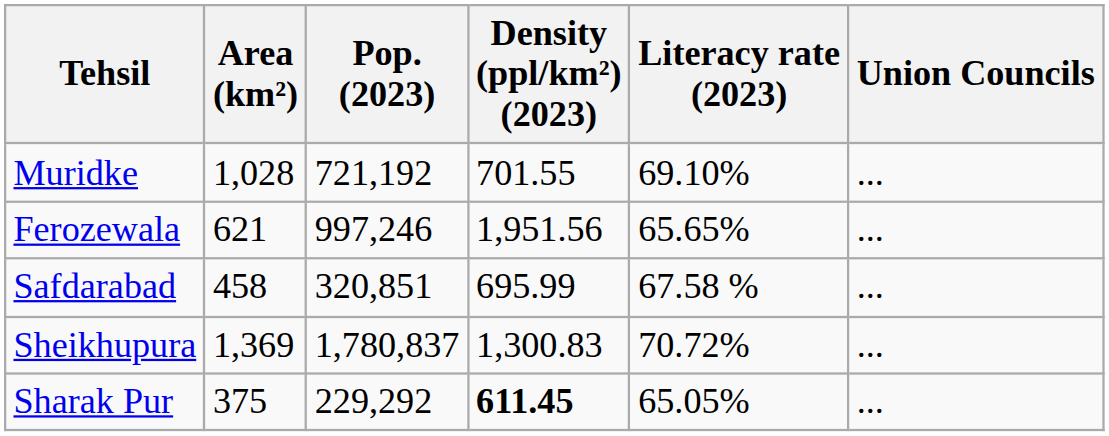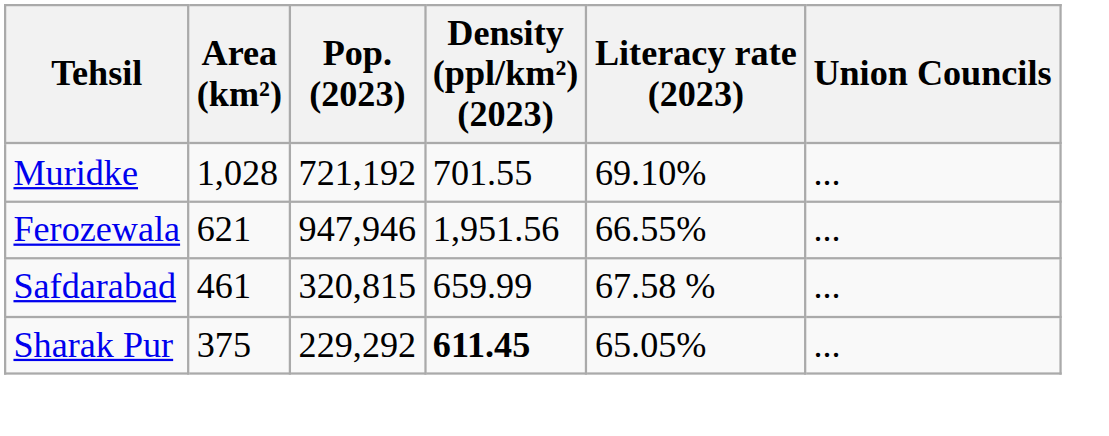(374, 229) 997,246 -> (357, 229) 947,946
(694, 229) 65.65% -> (651, 229) 66.55%
(240, 286) 458 -> (224, 286) 461
(374, 286) 320,851 -> (357, 286) 320,815
(526, 286) 695.99 -> (483, 286) 659.99
- row: (105, 343)
